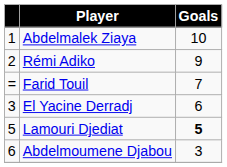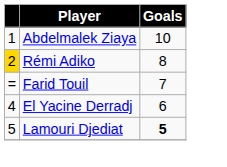(12, 61) no background -> (12, 61) gold background
(198, 61) 9 -> (163, 61) 8
(12, 106) 3 -> (12, 106) 4
- row: (97, 152)
